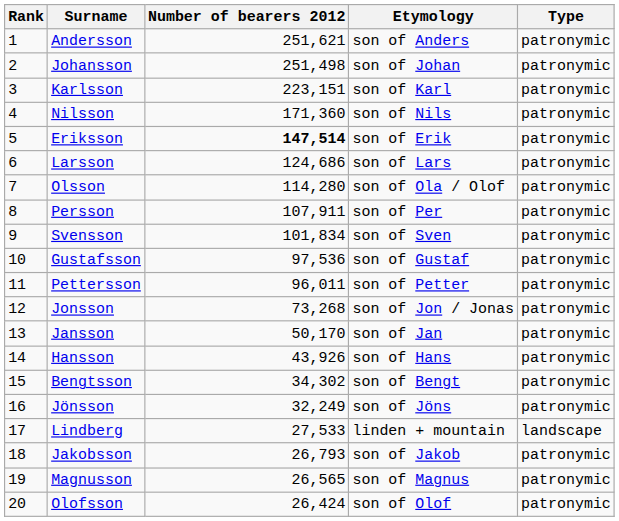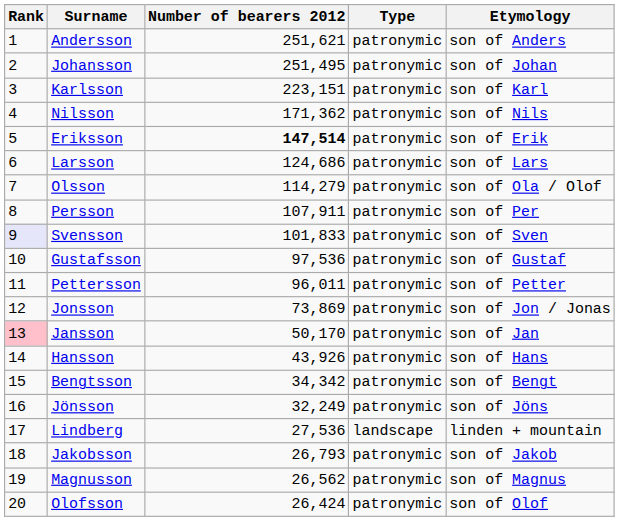columns swapped: (566, 17) <-> (433, 17)
(314, 65) 251,498 -> (314, 65) 251,495
(314, 114) 171,360 -> (314, 114) 171,362
(314, 187) 114,280 -> (314, 187) 114,279
(13, 236) no background -> (13, 236) lavender background
(314, 236) 101,834 -> (314, 236) 101,833
(318, 309) 73,268 -> (318, 309) 73,869
(17, 334) no background -> (17, 334) pink background
(318, 382) 34,302 -> (318, 382) 34,342
(318, 431) 27,533 -> (318, 431) 27,536
(318, 480) 26,565 -> (318, 480) 26,562
